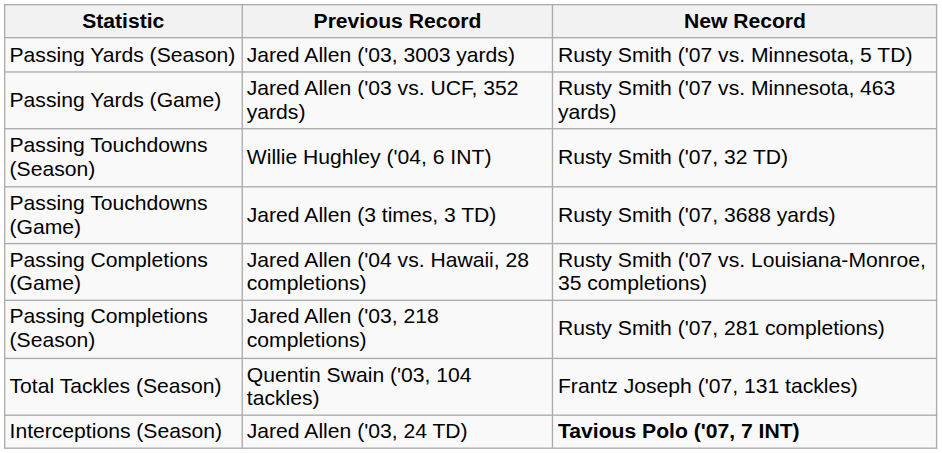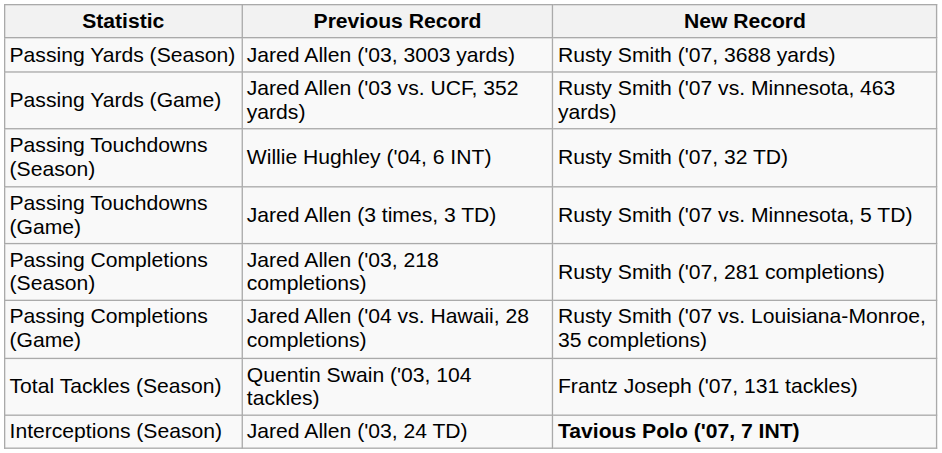(735, 54) Rusty Smith ('07 vs. Minnesota, 5 TD) -> (697, 54) Rusty Smith ('07, 3688 yards)
(697, 214) Rusty Smith ('07, 3688 yards) -> (735, 214) Rusty Smith ('07 vs. Minnesota, 5 TD)
rows swapped: (109, 329) <-> (109, 271)
